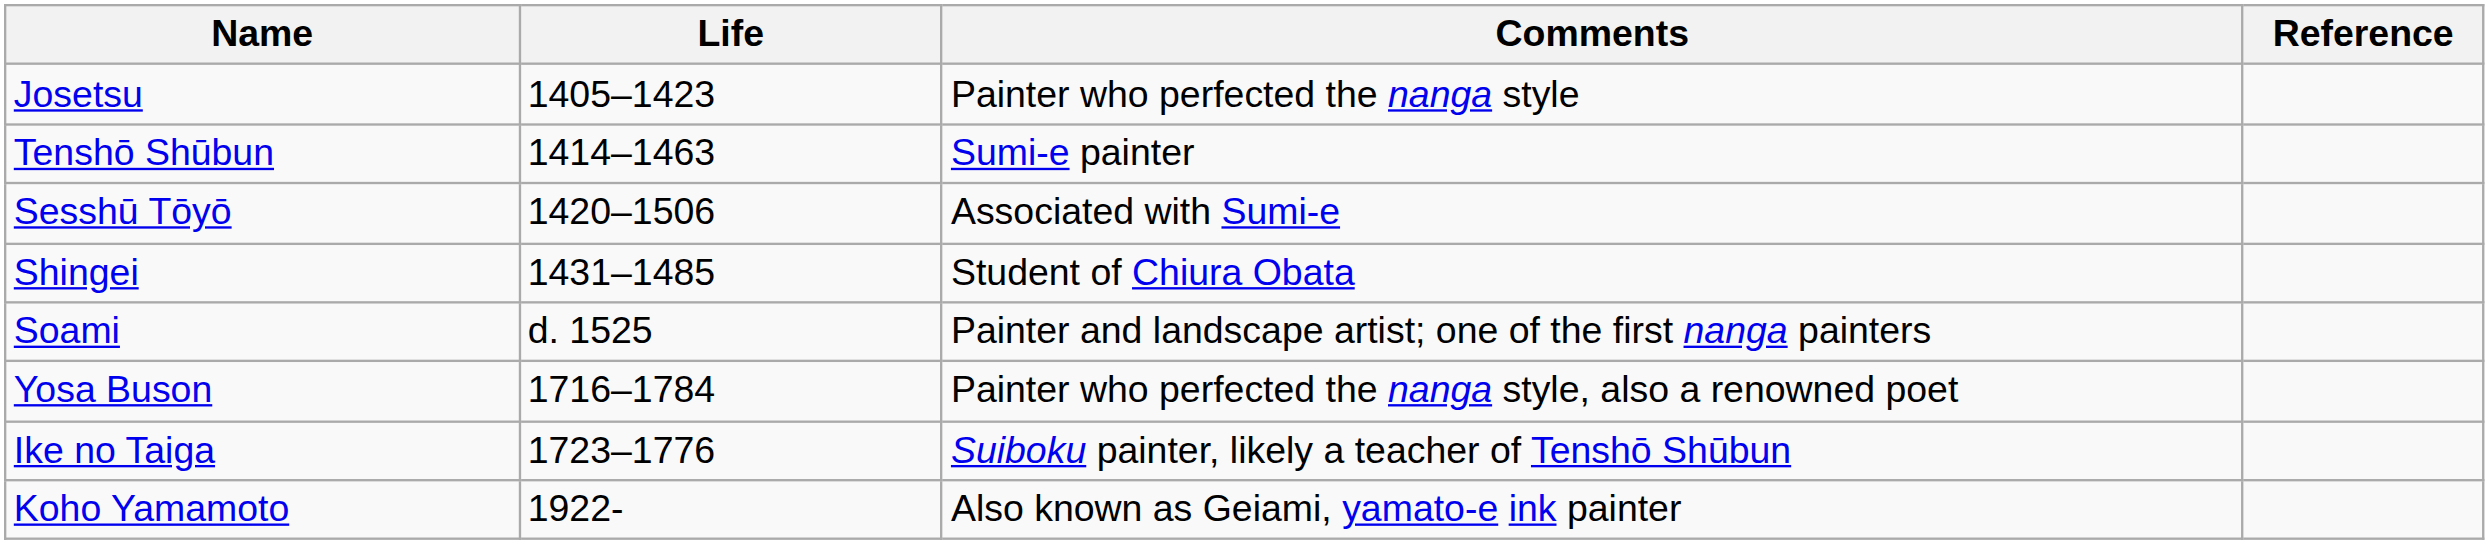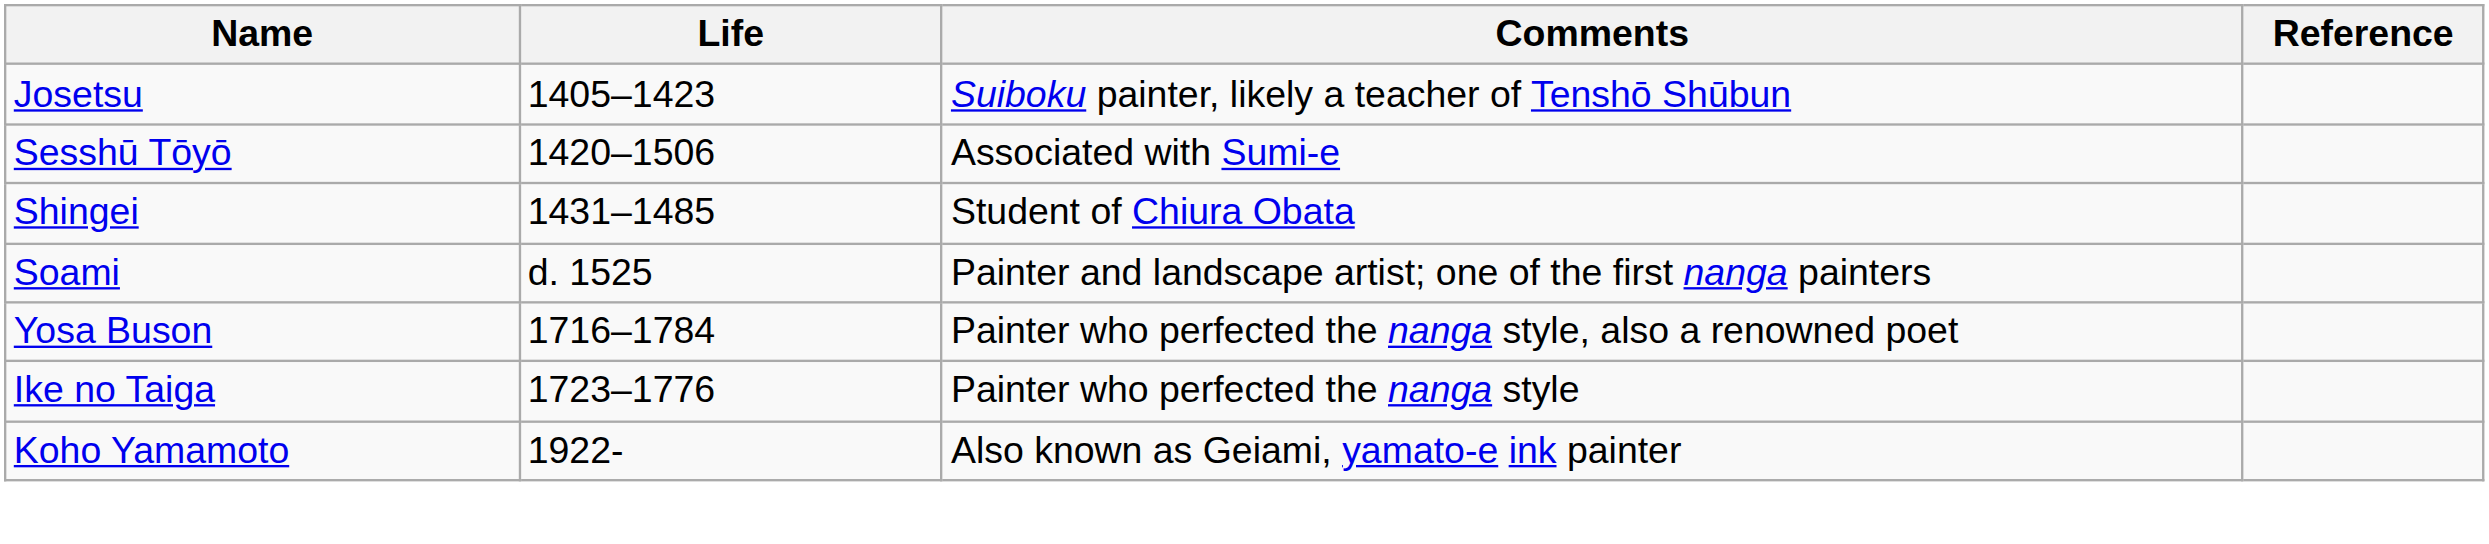(1265, 93) Painter who perfected the nanga style -> (1371, 93) Suiboku painter, likely a teacher of Tenshō Shūbun
- row: (144, 152)
(1371, 449) Suiboku painter, likely a teacher of Tenshō Shūbun -> (1265, 390) Painter who perfected the nanga style
